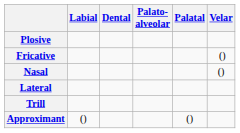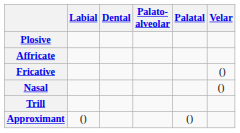+ row: (36, 55)
- row: (36, 87)
